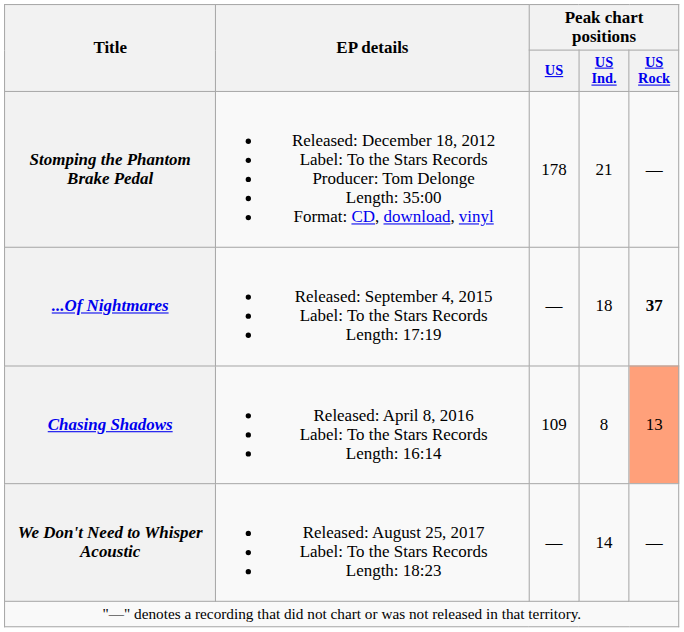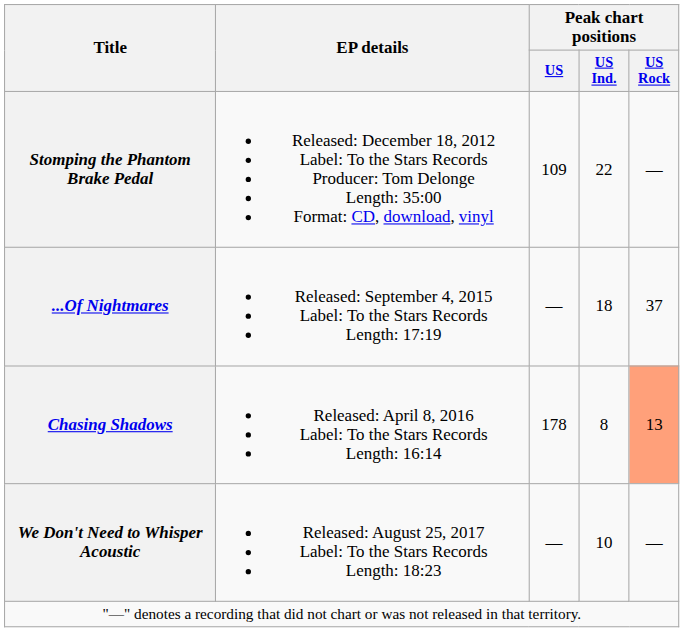(554, 169) 178 -> (554, 169) 109
(604, 169) 21 -> (604, 169) 22
(654, 306) bold -> (654, 306) normal
(554, 424) 109 -> (554, 424) 178
(604, 542) 14 -> (604, 542) 10
